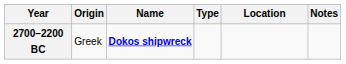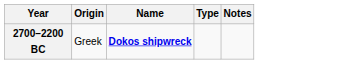- column: (265, 14)
